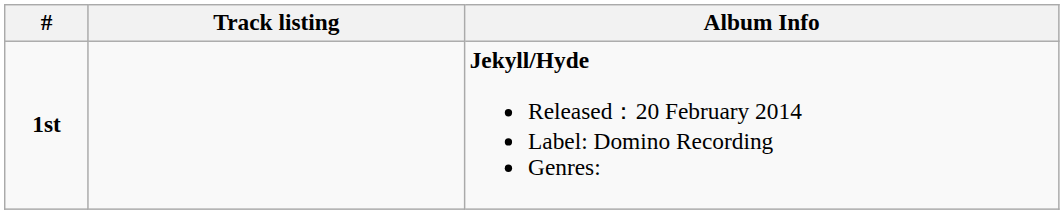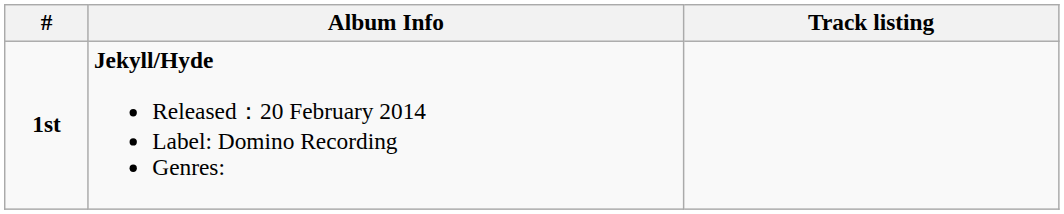columns swapped: (762, 23) <-> (276, 23)
